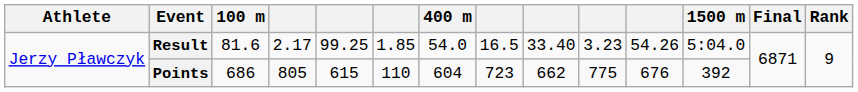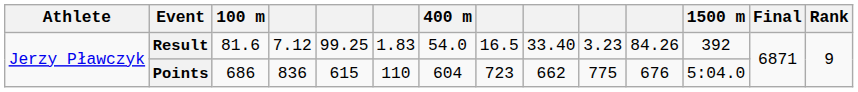(292, 45) 2.17 -> (292, 45) 7.12
(396, 45) 1.85 -> (396, 45) 1.83
(655, 45) 54.26 -> (655, 45) 84.26
(716, 45) 5:04.0 -> (716, 45) 392
(292, 73) 805 -> (292, 73) 836
(716, 73) 392 -> (716, 73) 5:04.0
